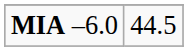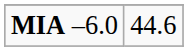(153, 25) 44.5 -> (153, 25) 44.6
